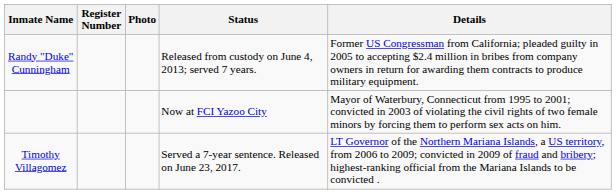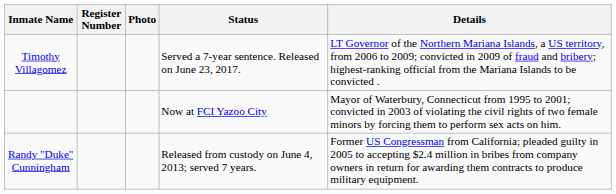rows swapped: (41, 62) <-> (41, 161)
